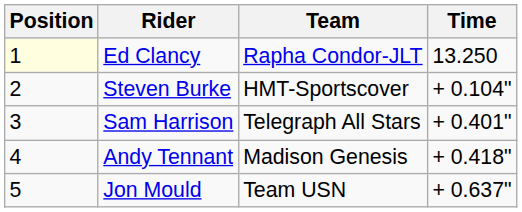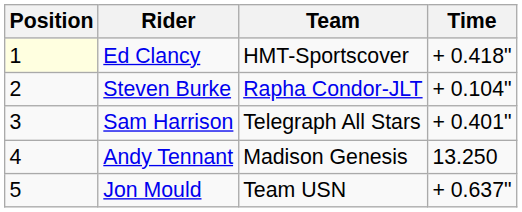(333, 55) Rapha Condor-JLT -> (326, 55) HMT-Sportscover
(465, 55) 13.250 -> (472, 55) + 0.418"
(326, 88) HMT-Sportscover -> (333, 88) Rapha Condor-JLT
(472, 156) + 0.418" -> (465, 156) 13.250
